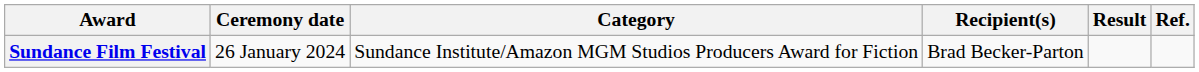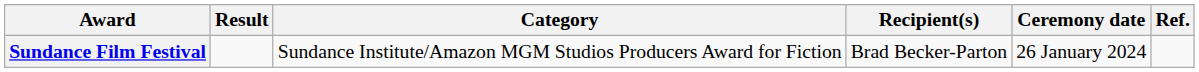columns swapped: (280, 20) <-> (1120, 20)
